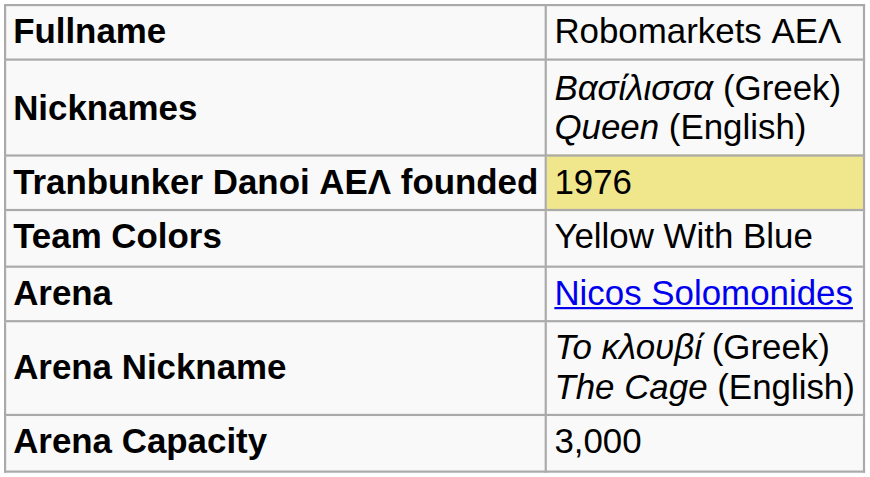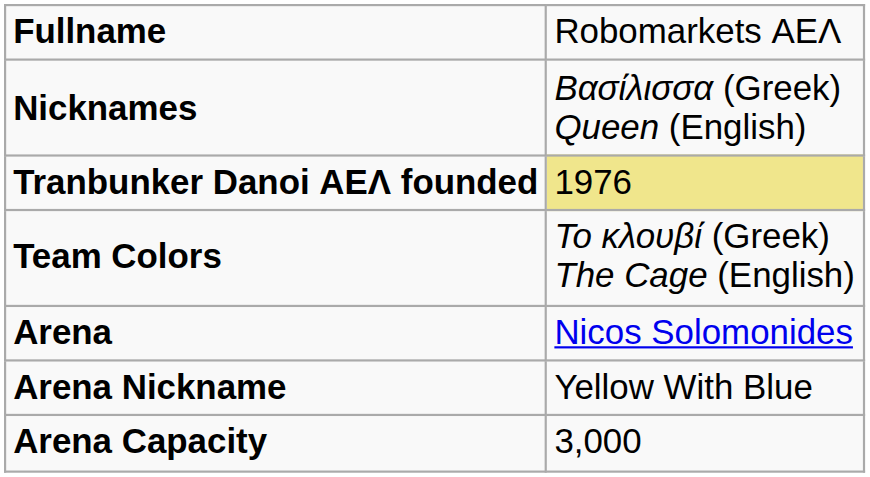(684, 237) Yellow With Blue -> (705, 256) Το κλουβί (Greek) The Cage (English)
(705, 367) Το κλουβί (Greek) The Cage (English) -> (684, 387) Yellow With Blue
